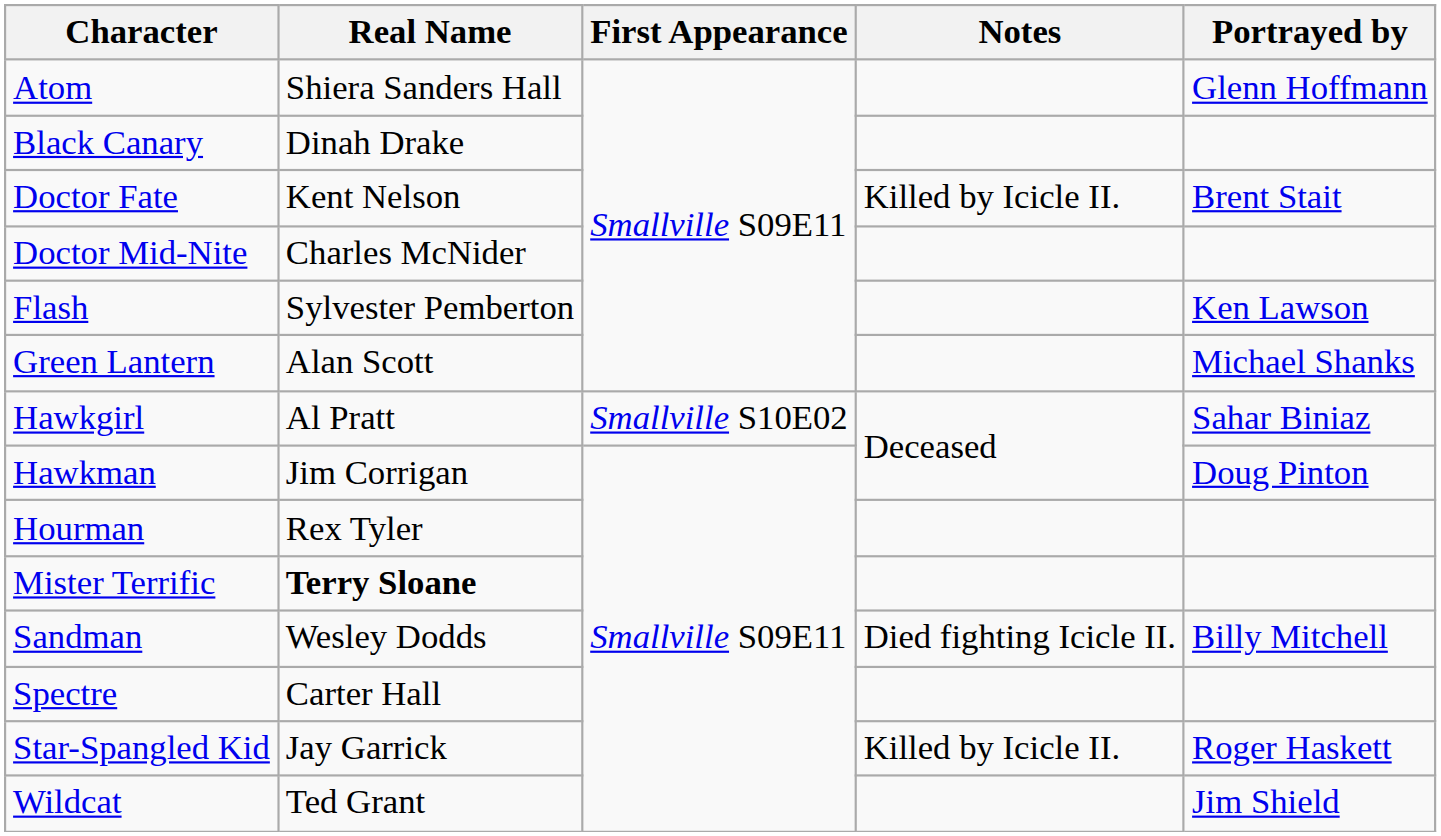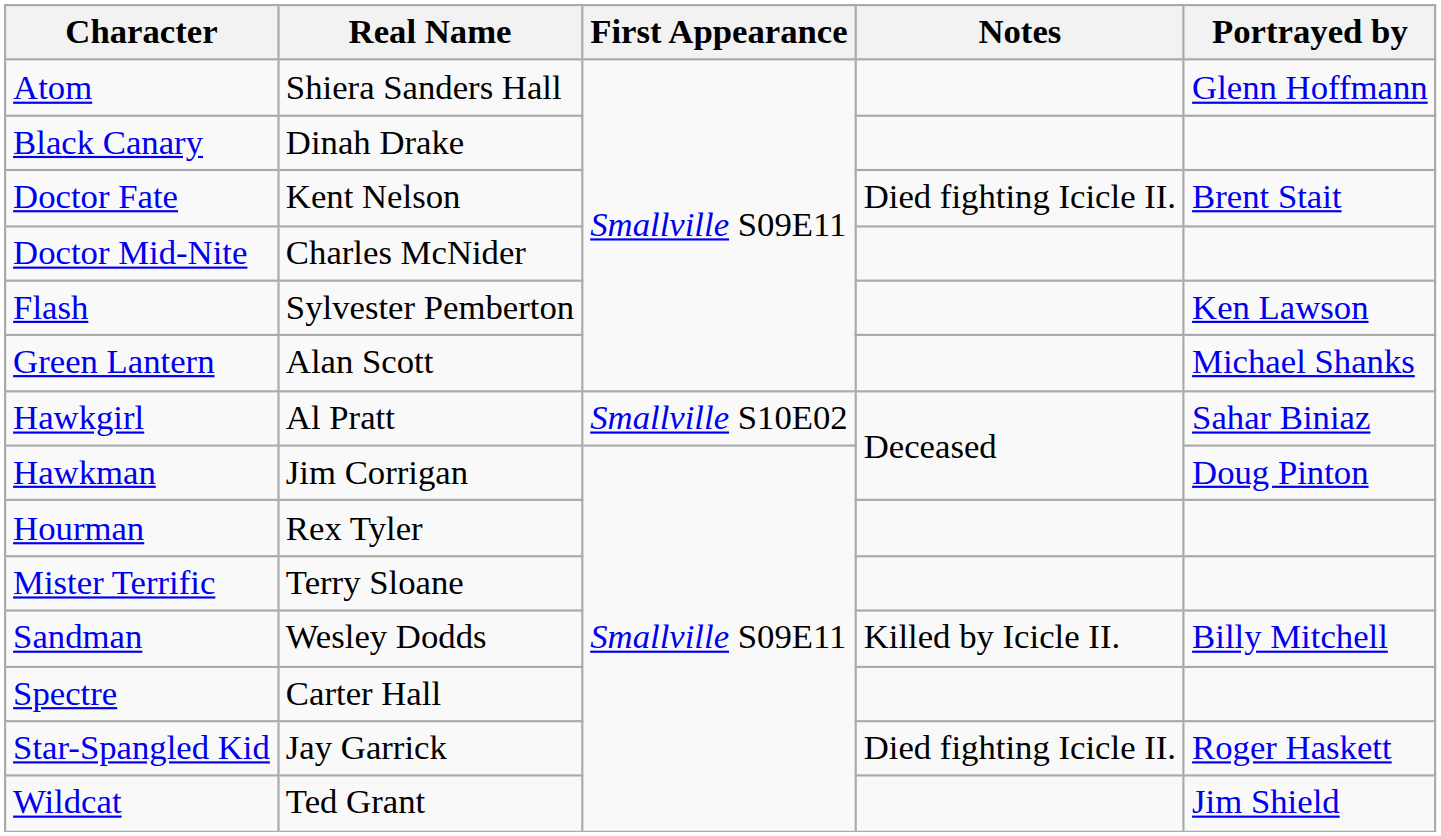(992, 197) Killed by Icicle II. -> (1020, 197) Died fighting Icicle II.
(381, 582) bold -> (375, 582) normal
(1020, 637) Died fighting Icicle II. -> (992, 637) Killed by Icicle II.
(992, 747) Killed by Icicle II. -> (1020, 747) Died fighting Icicle II.
